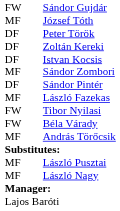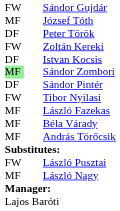(12, 46) DF -> (13, 46) FW
(13, 72) no background -> (13, 72) lightgreen background
rows swapped: (76, 98) <-> (72, 110)
(13, 123) FW -> (13, 123) MF
(13, 162) MF -> (13, 162) FW
